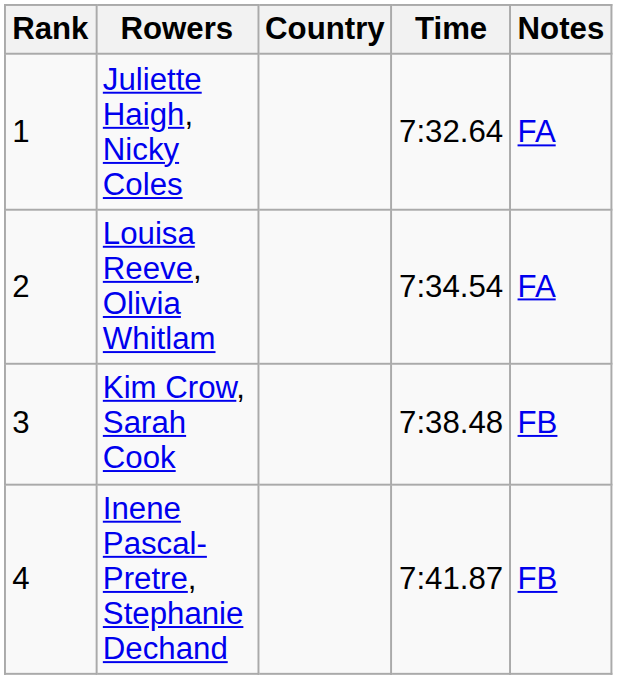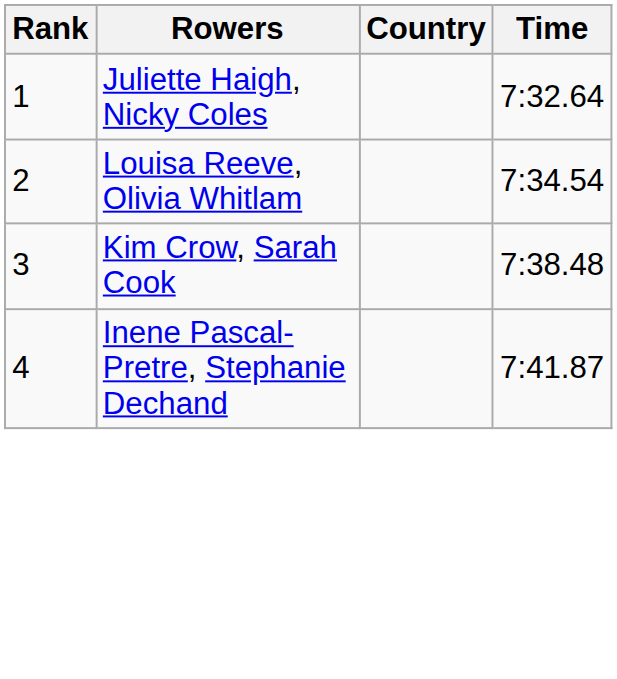- column: (561, 29)
